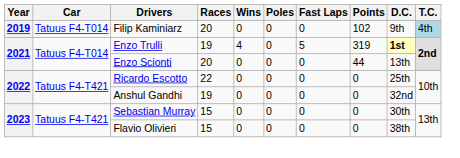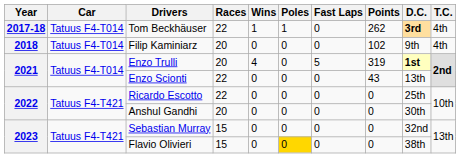+ row: (167, 29)
(19, 29) 2019 -> (26, 45) 2018
(425, 29) lightblue background -> (440, 45) no background
(206, 45) 19 -> (221, 62) 20
(206, 62) 20 -> (221, 78) 22
(359, 62) 44 -> (374, 78) 43
(206, 95) 19 -> (221, 111) 20
(401, 95) 32nd -> (415, 111) 30th
(400, 111) 30th -> (416, 128) 32nd
(269, 128) no background -> (284, 144) gold background
